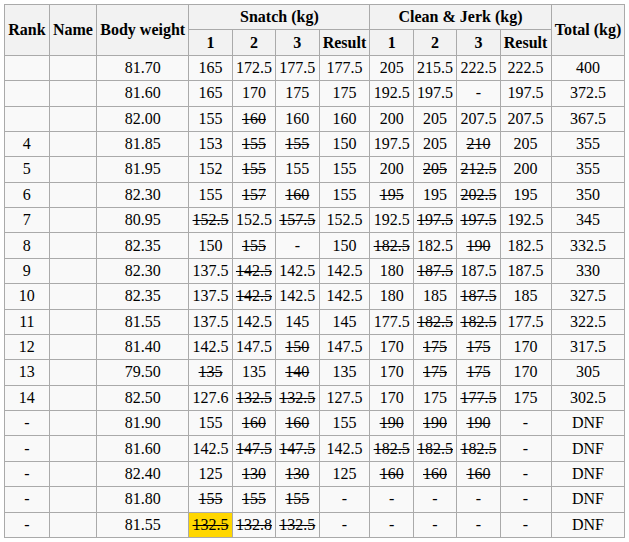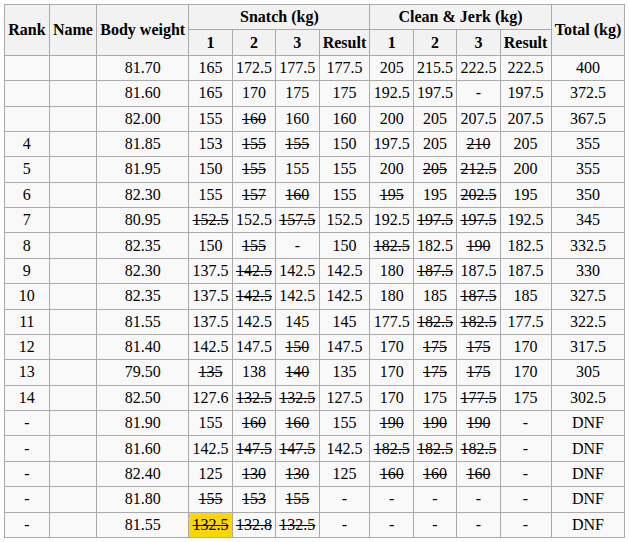(211, 169) 152 -> (211, 169) 150
(254, 372) 135 -> (254, 372) 138
(254, 499) 155 -> (254, 499) 153
